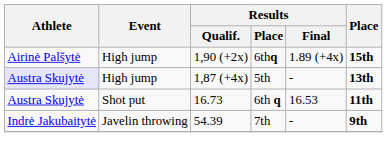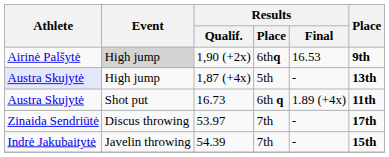(130, 57) no background -> (132, 57) lightgrey background
(316, 57) 1.89 (+4x) -> (306, 57) 16.53
(361, 57) 15th -> (361, 57) 9th
(304, 100) 16.53 -> (319, 100) 1.89 (+4x)
+ row: (211, 121)
(358, 121) 9th -> (364, 142) 15th
